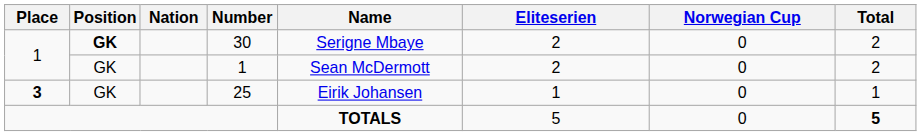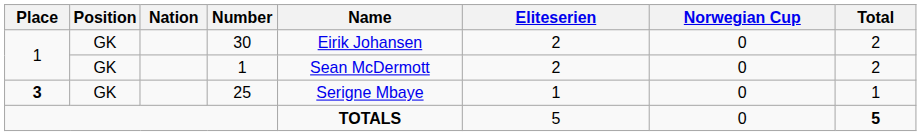(105, 43) bold -> (105, 43) normal
(370, 43) Serigne Mbaye -> (370, 43) Eirik Johansen
(370, 93) Eirik Johansen -> (370, 93) Serigne Mbaye
